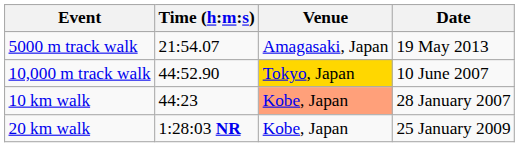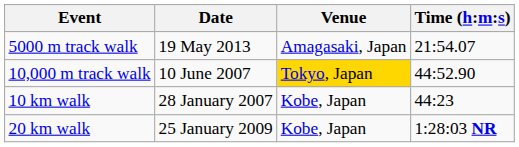columns swapped: (207, 18) <-> (453, 18)
(305, 100) lightsalmon background -> (323, 100) no background
